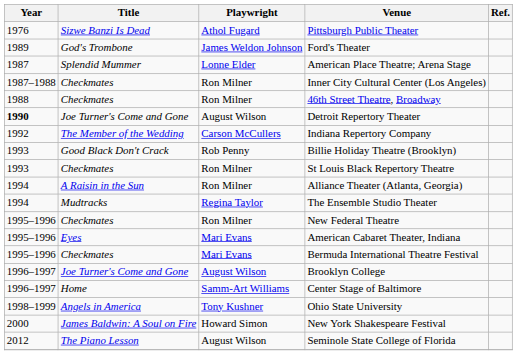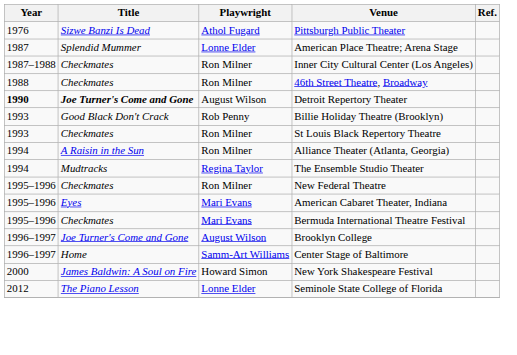- row: (339, 47)
(125, 116) normal -> (127, 99) bold
- row: (369, 133)
- row: (355, 306)
(234, 340) August Wilson -> (228, 289) Lonne Elder
